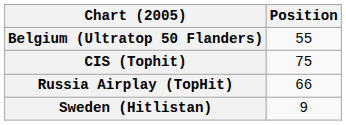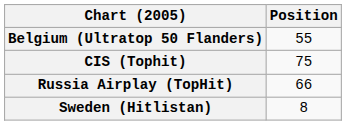(304, 108) 9 -> (304, 108) 8
